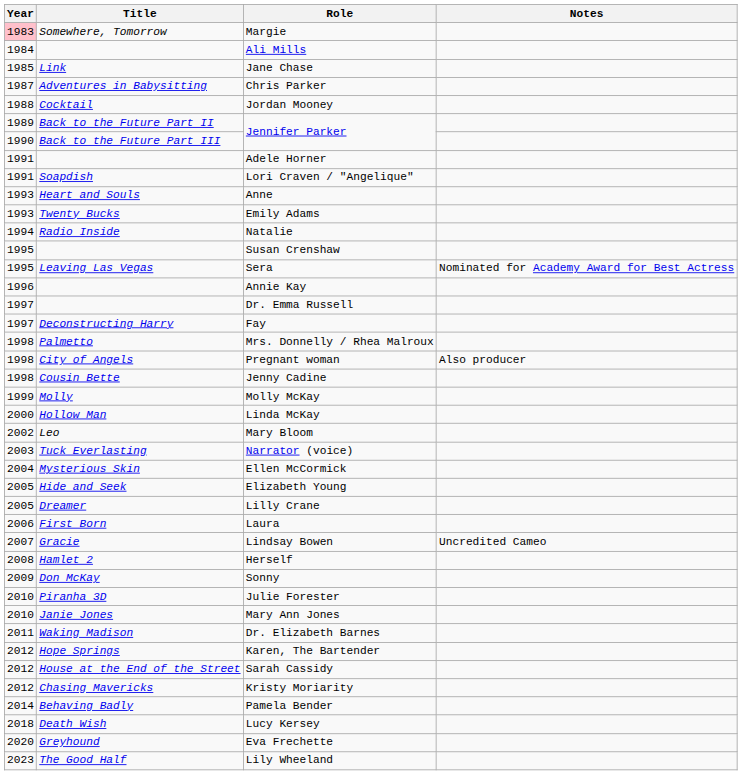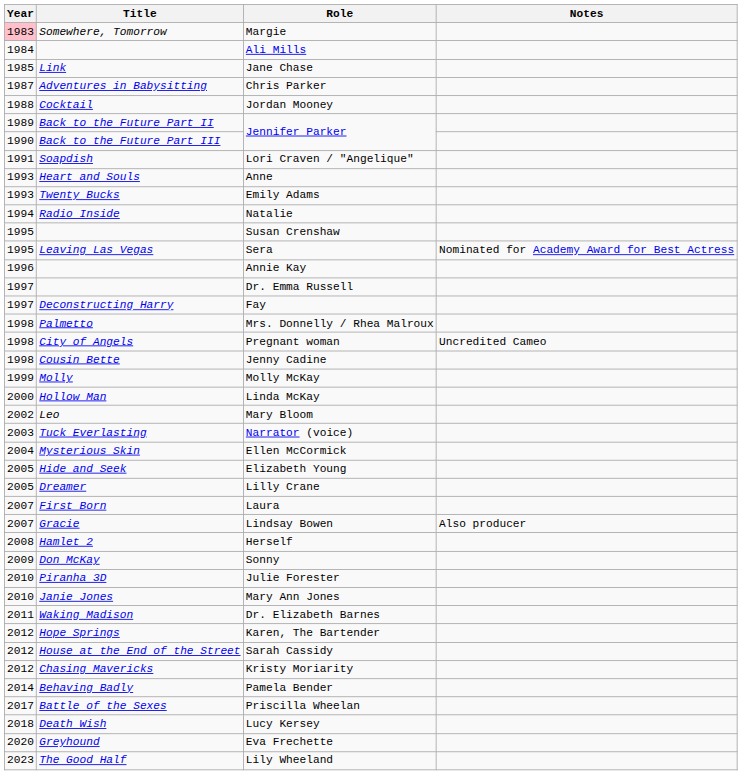- row: (140, 159)
(483, 360) Also producer -> (493, 342) Uncredited Cameo
(21, 524) 2006 -> (21, 506) 2007
(493, 542) Uncredited Cameo -> (483, 524) Also producer
+ row: (103, 706)
